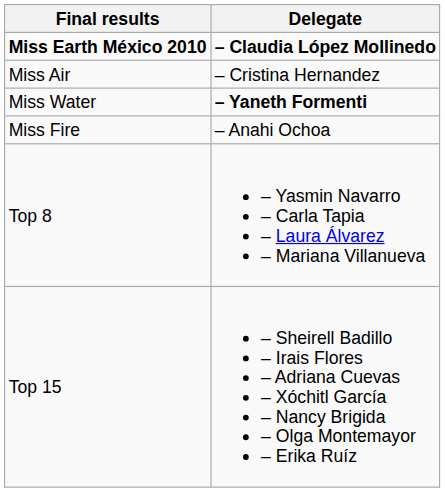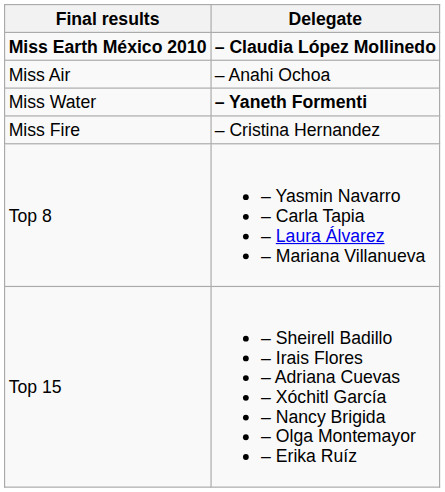(297, 75) – Cristina Hernandez -> (272, 75) – Anahi Ochoa
(272, 130) – Anahi Ochoa -> (297, 130) – Cristina Hernandez
